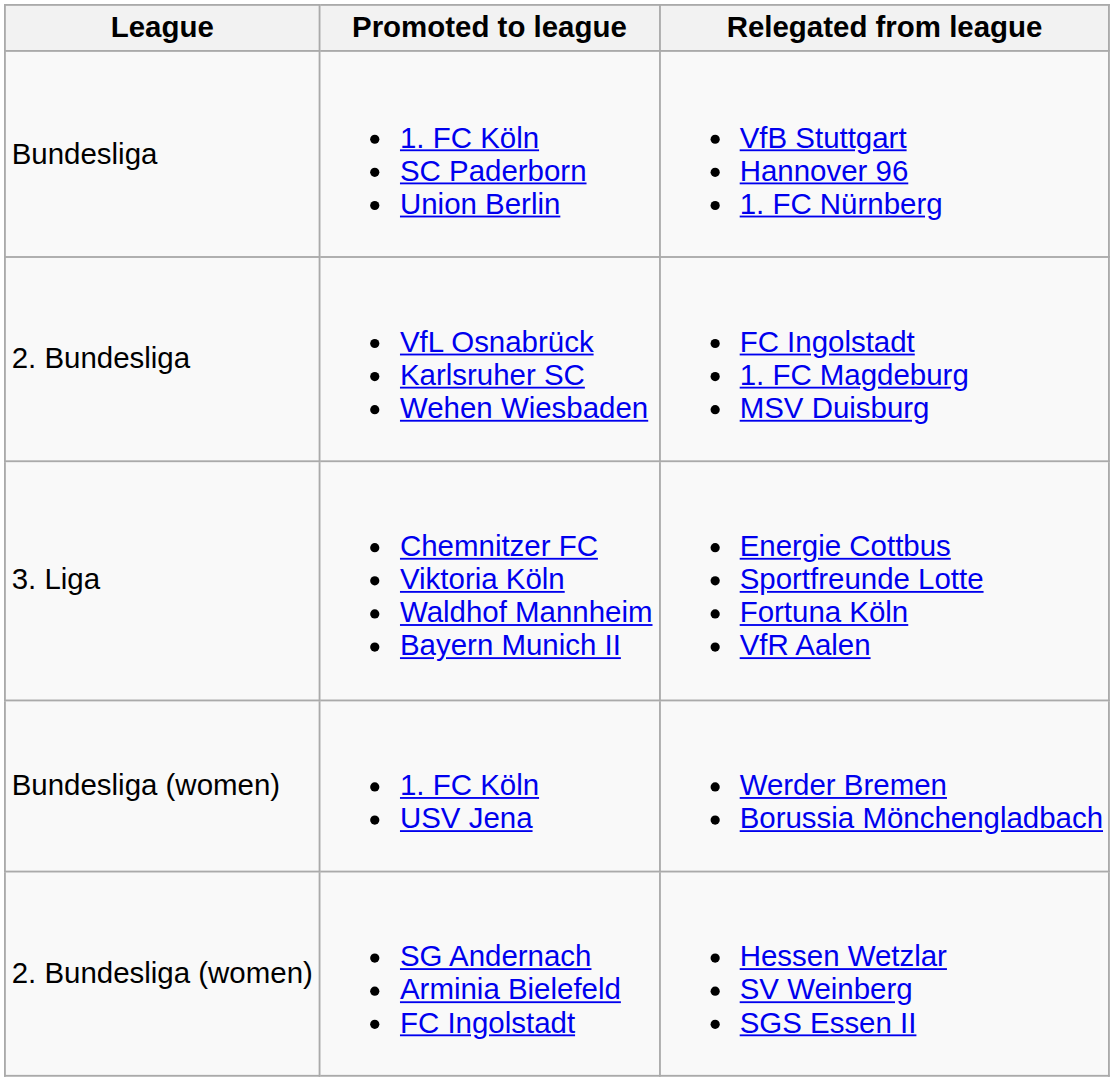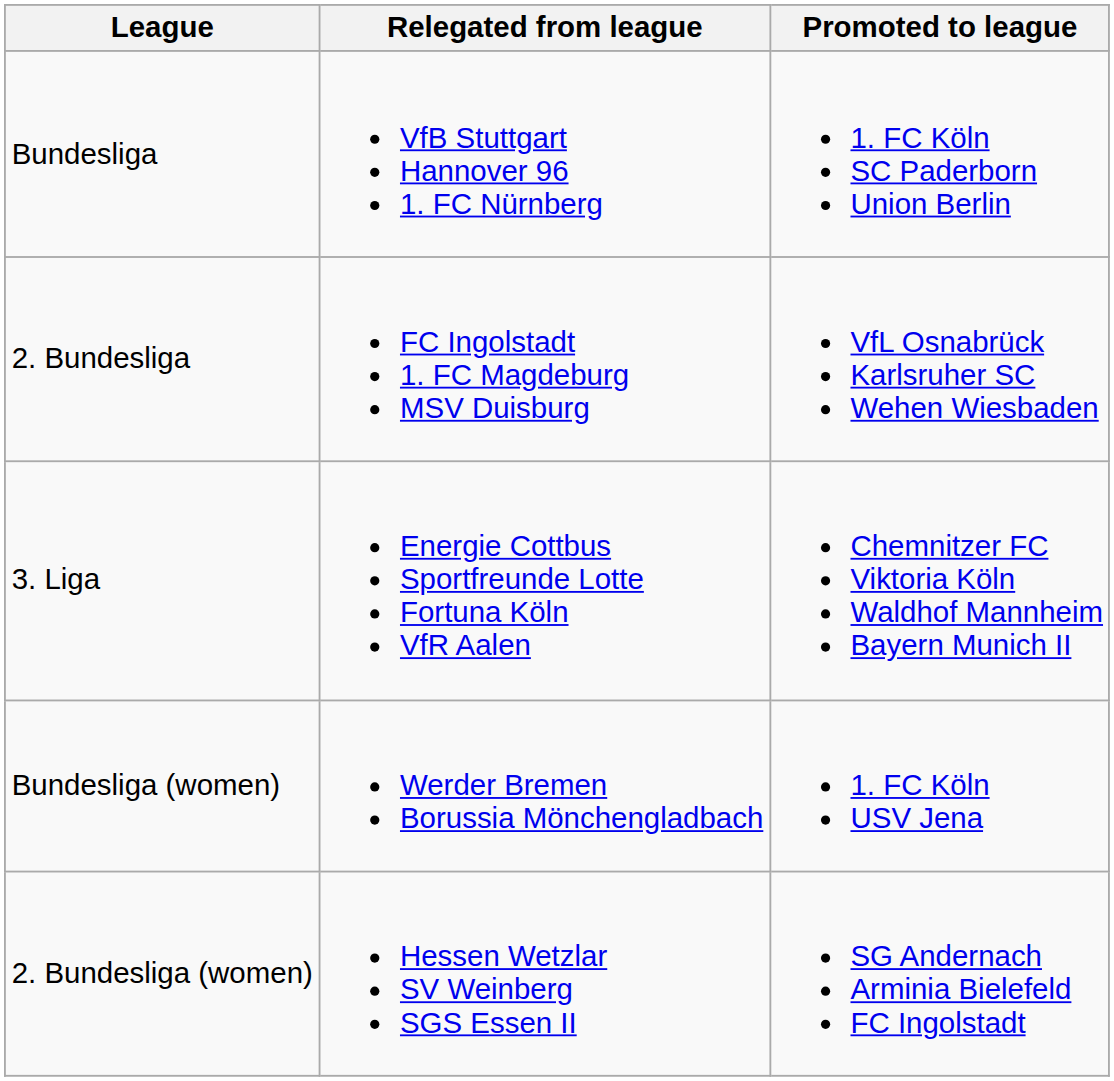columns swapped: (489, 27) <-> (885, 27)
